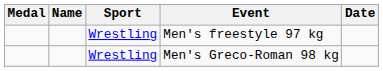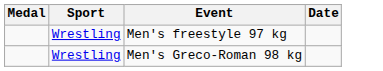- column: (67, 15)
